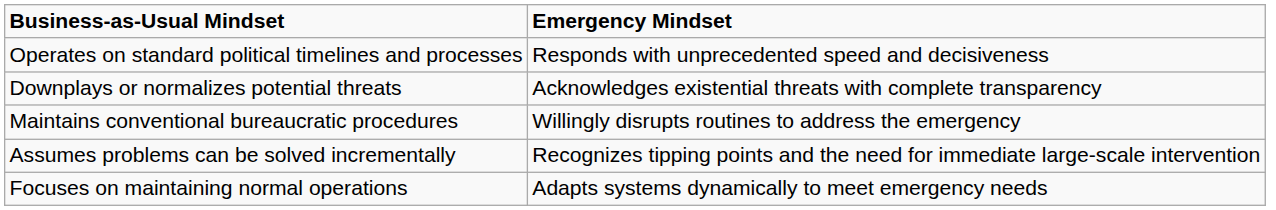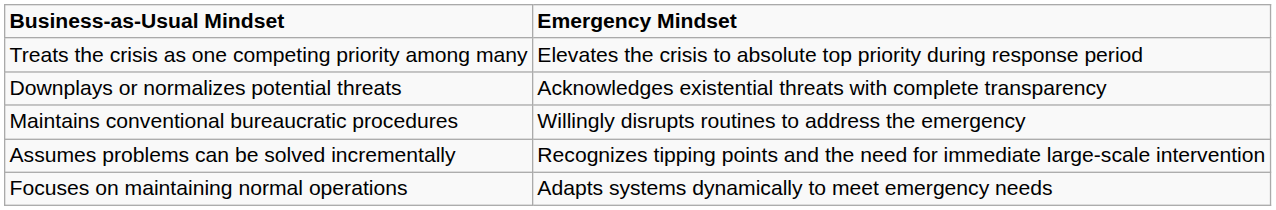+ row: (269, 54)
- row: (266, 54)
